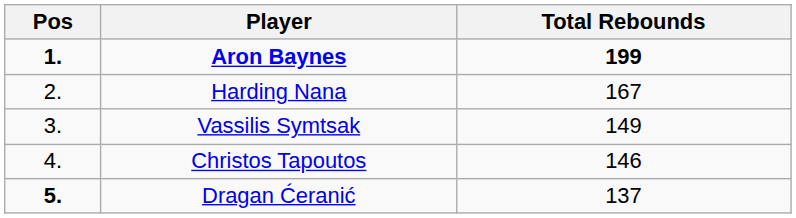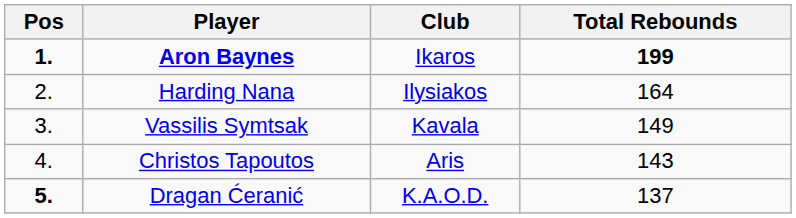+ column: (445, 21)
(623, 91) 167 -> (655, 91) 164
(623, 160) 146 -> (655, 160) 143
